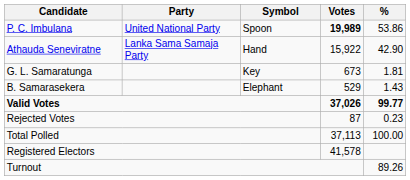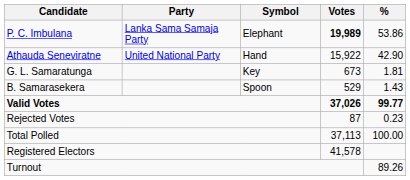(172, 28) United National Party -> (171, 34) Lanka Sama Samaja Party
(257, 28) Spoon -> (263, 34) Elephant
(171, 50) Lanka Sama Samaja Party -> (172, 55) United National Party
(263, 87) Elephant -> (257, 87) Spoon
